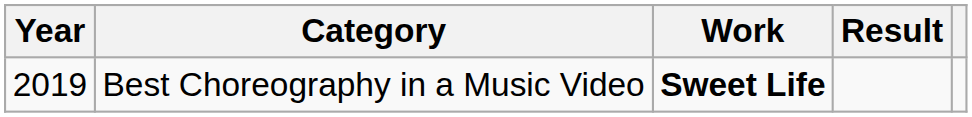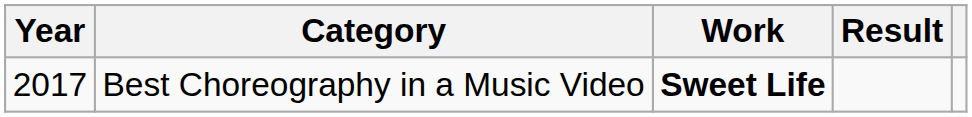(50, 84) 2019 -> (50, 84) 2017
